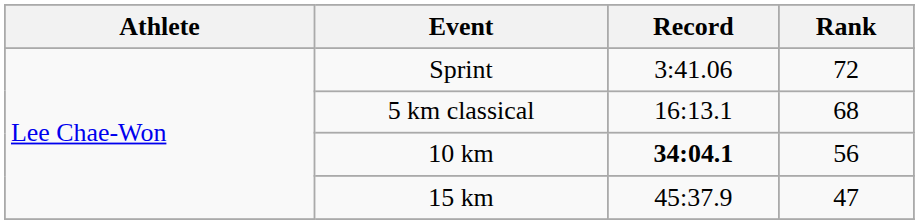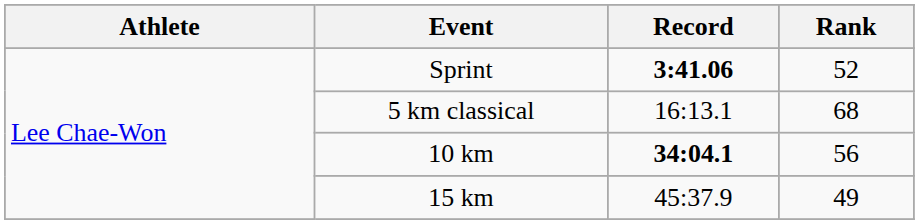(693, 69) normal -> (693, 69) bold
(846, 69) 72 -> (846, 69) 52
(846, 197) 47 -> (846, 197) 49
